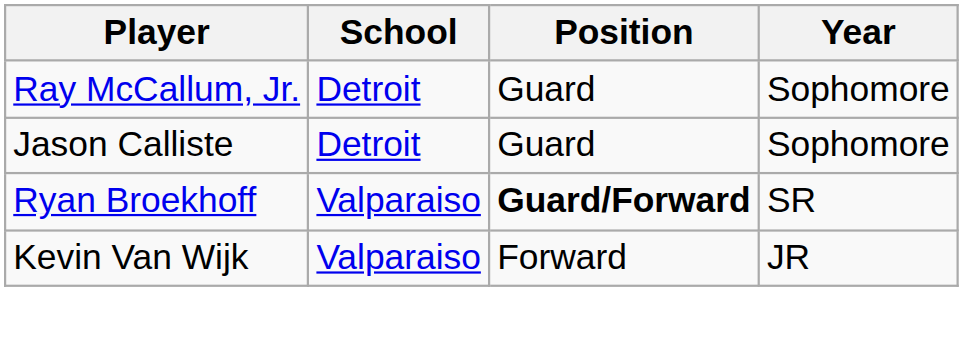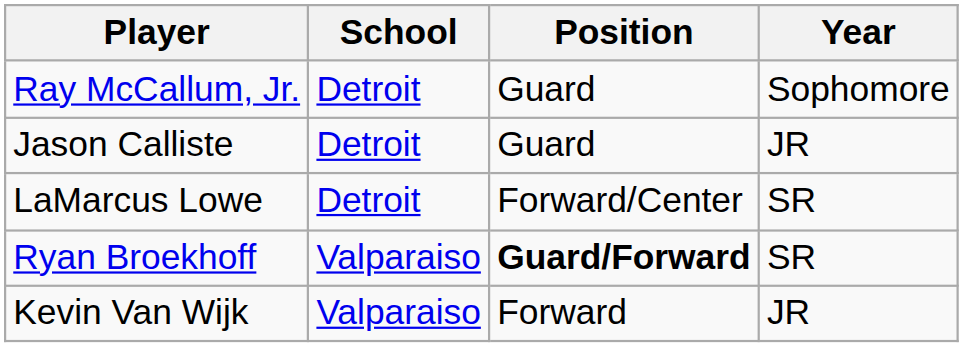(858, 144) Sophomore -> (789, 144) JR
+ row: (138, 200)
